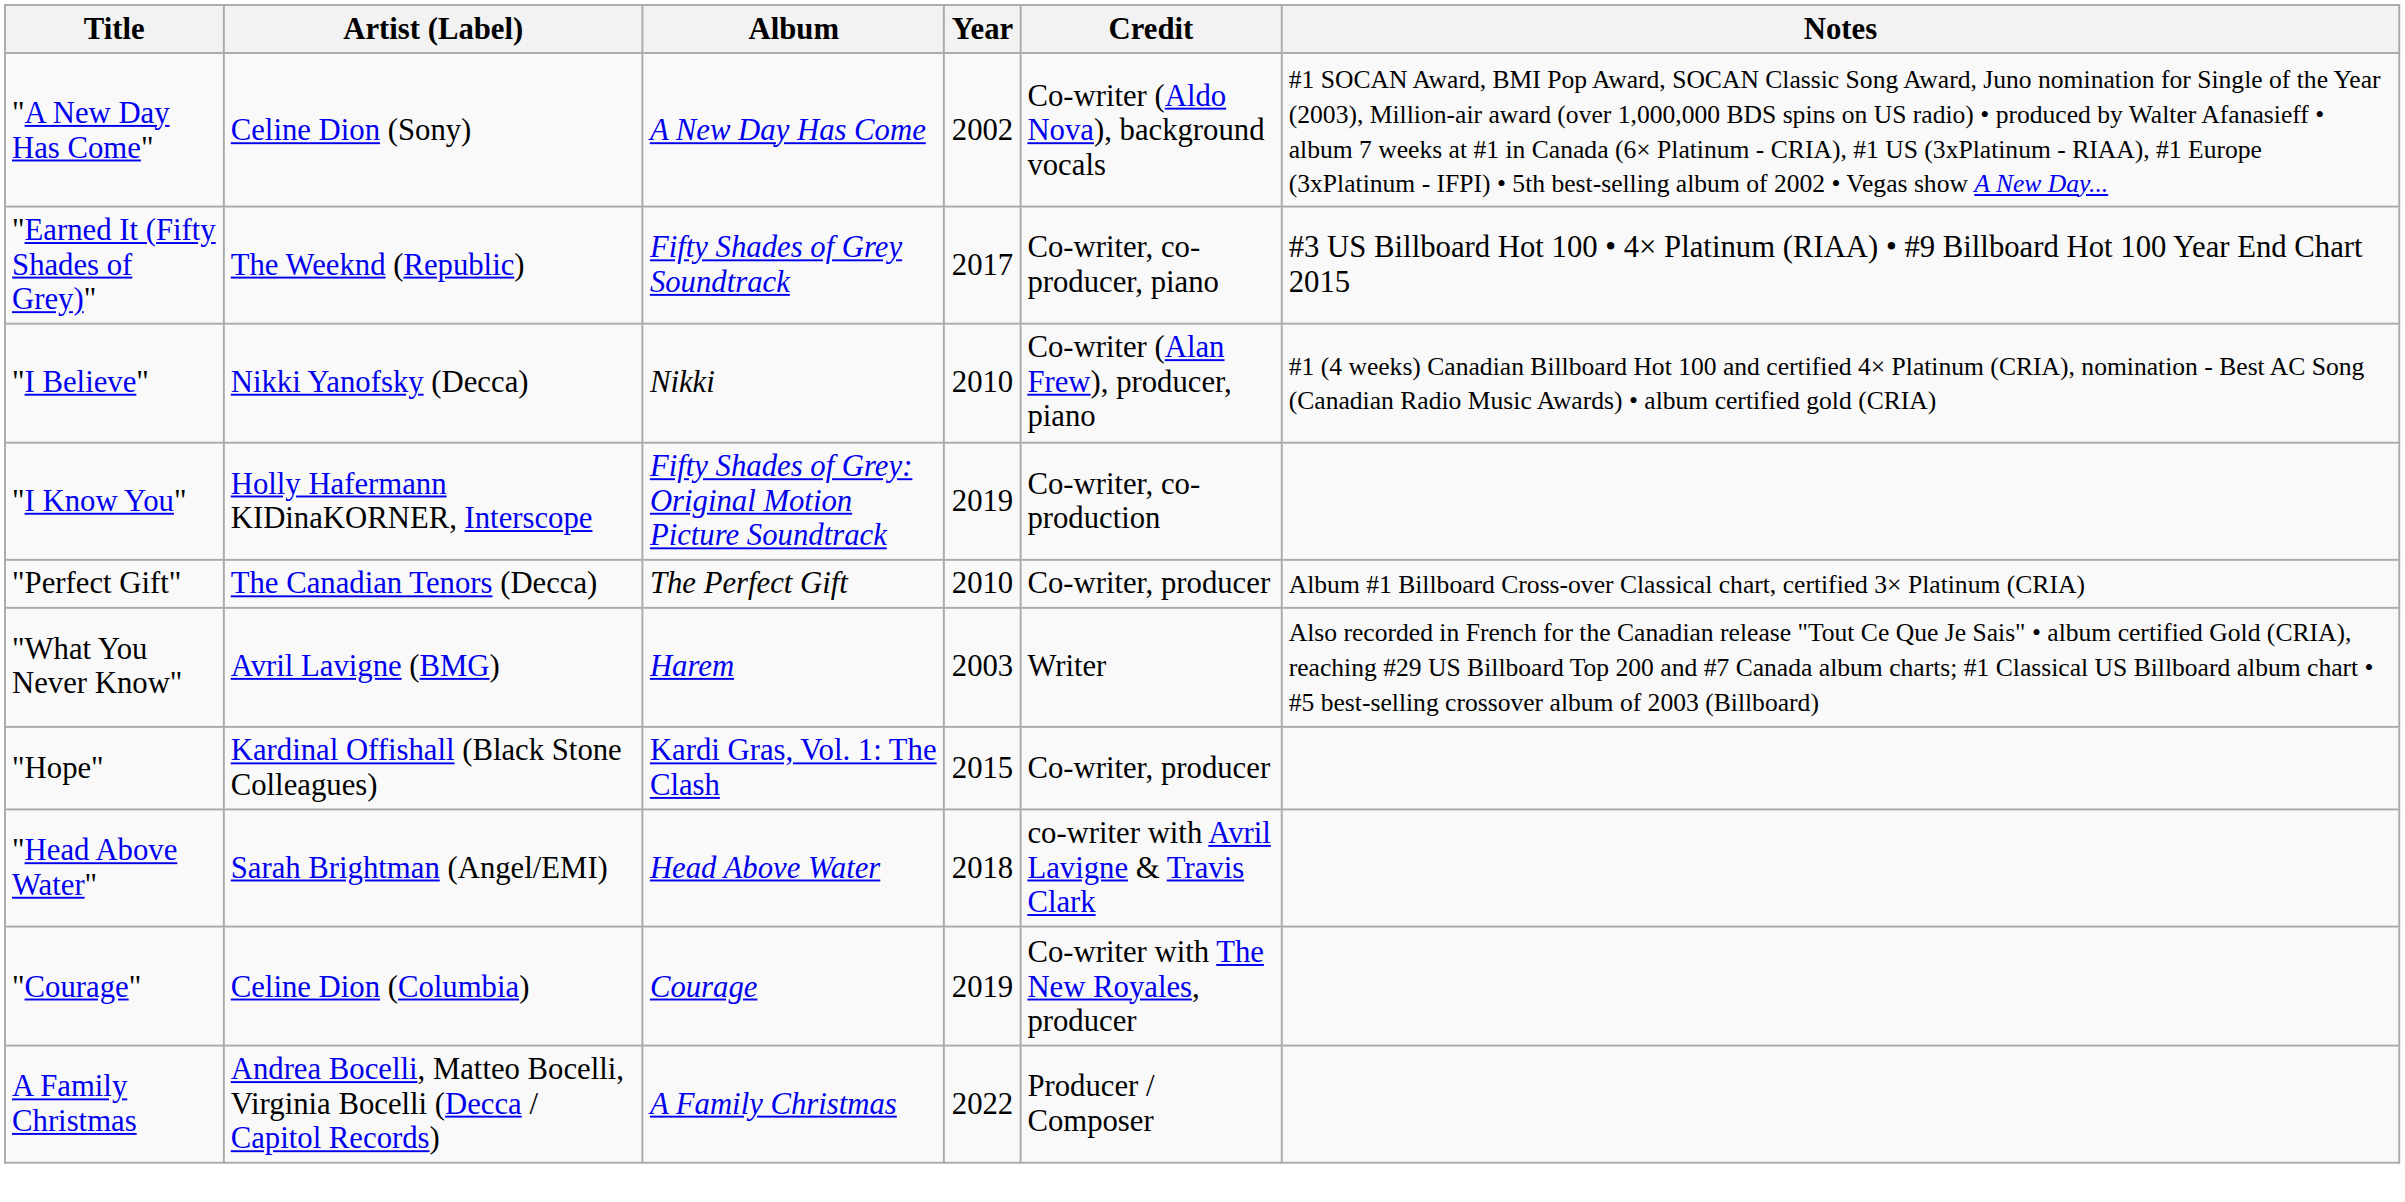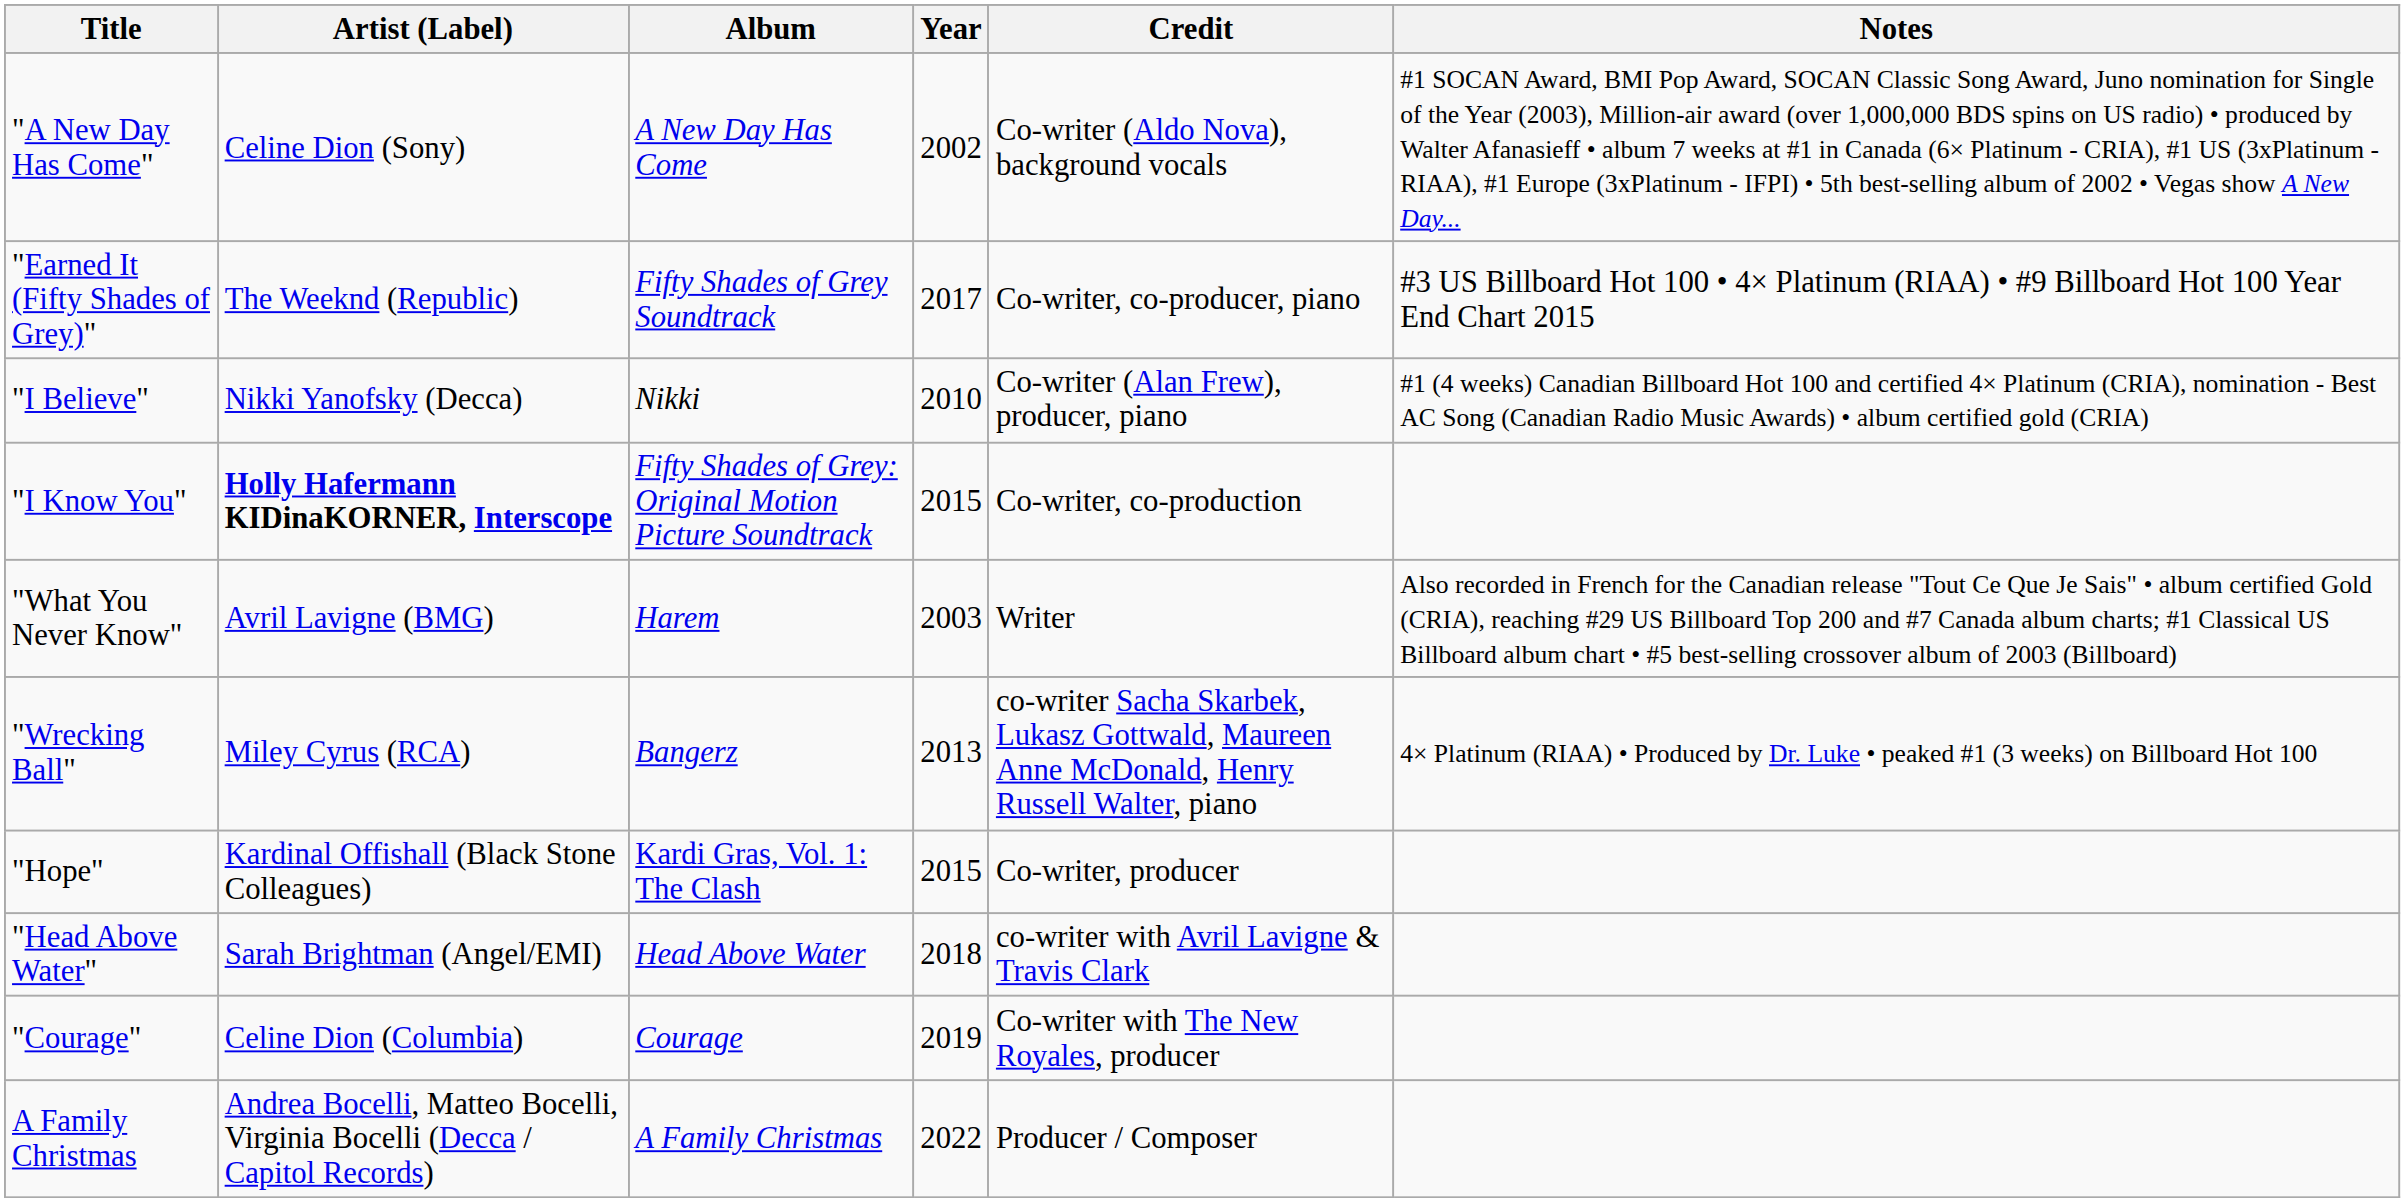(412, 500) normal -> (418, 500) bold
(983, 500) 2019 -> (951, 500) 2015
- row: (97, 583)
+ row: (78, 753)
